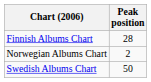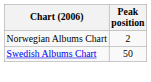- row: (50, 38)
